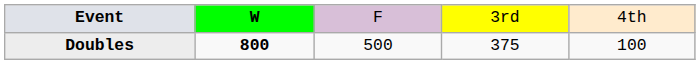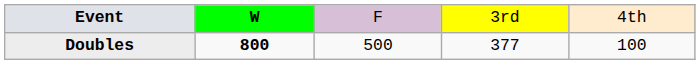(505, 46) 375 -> (505, 46) 377
